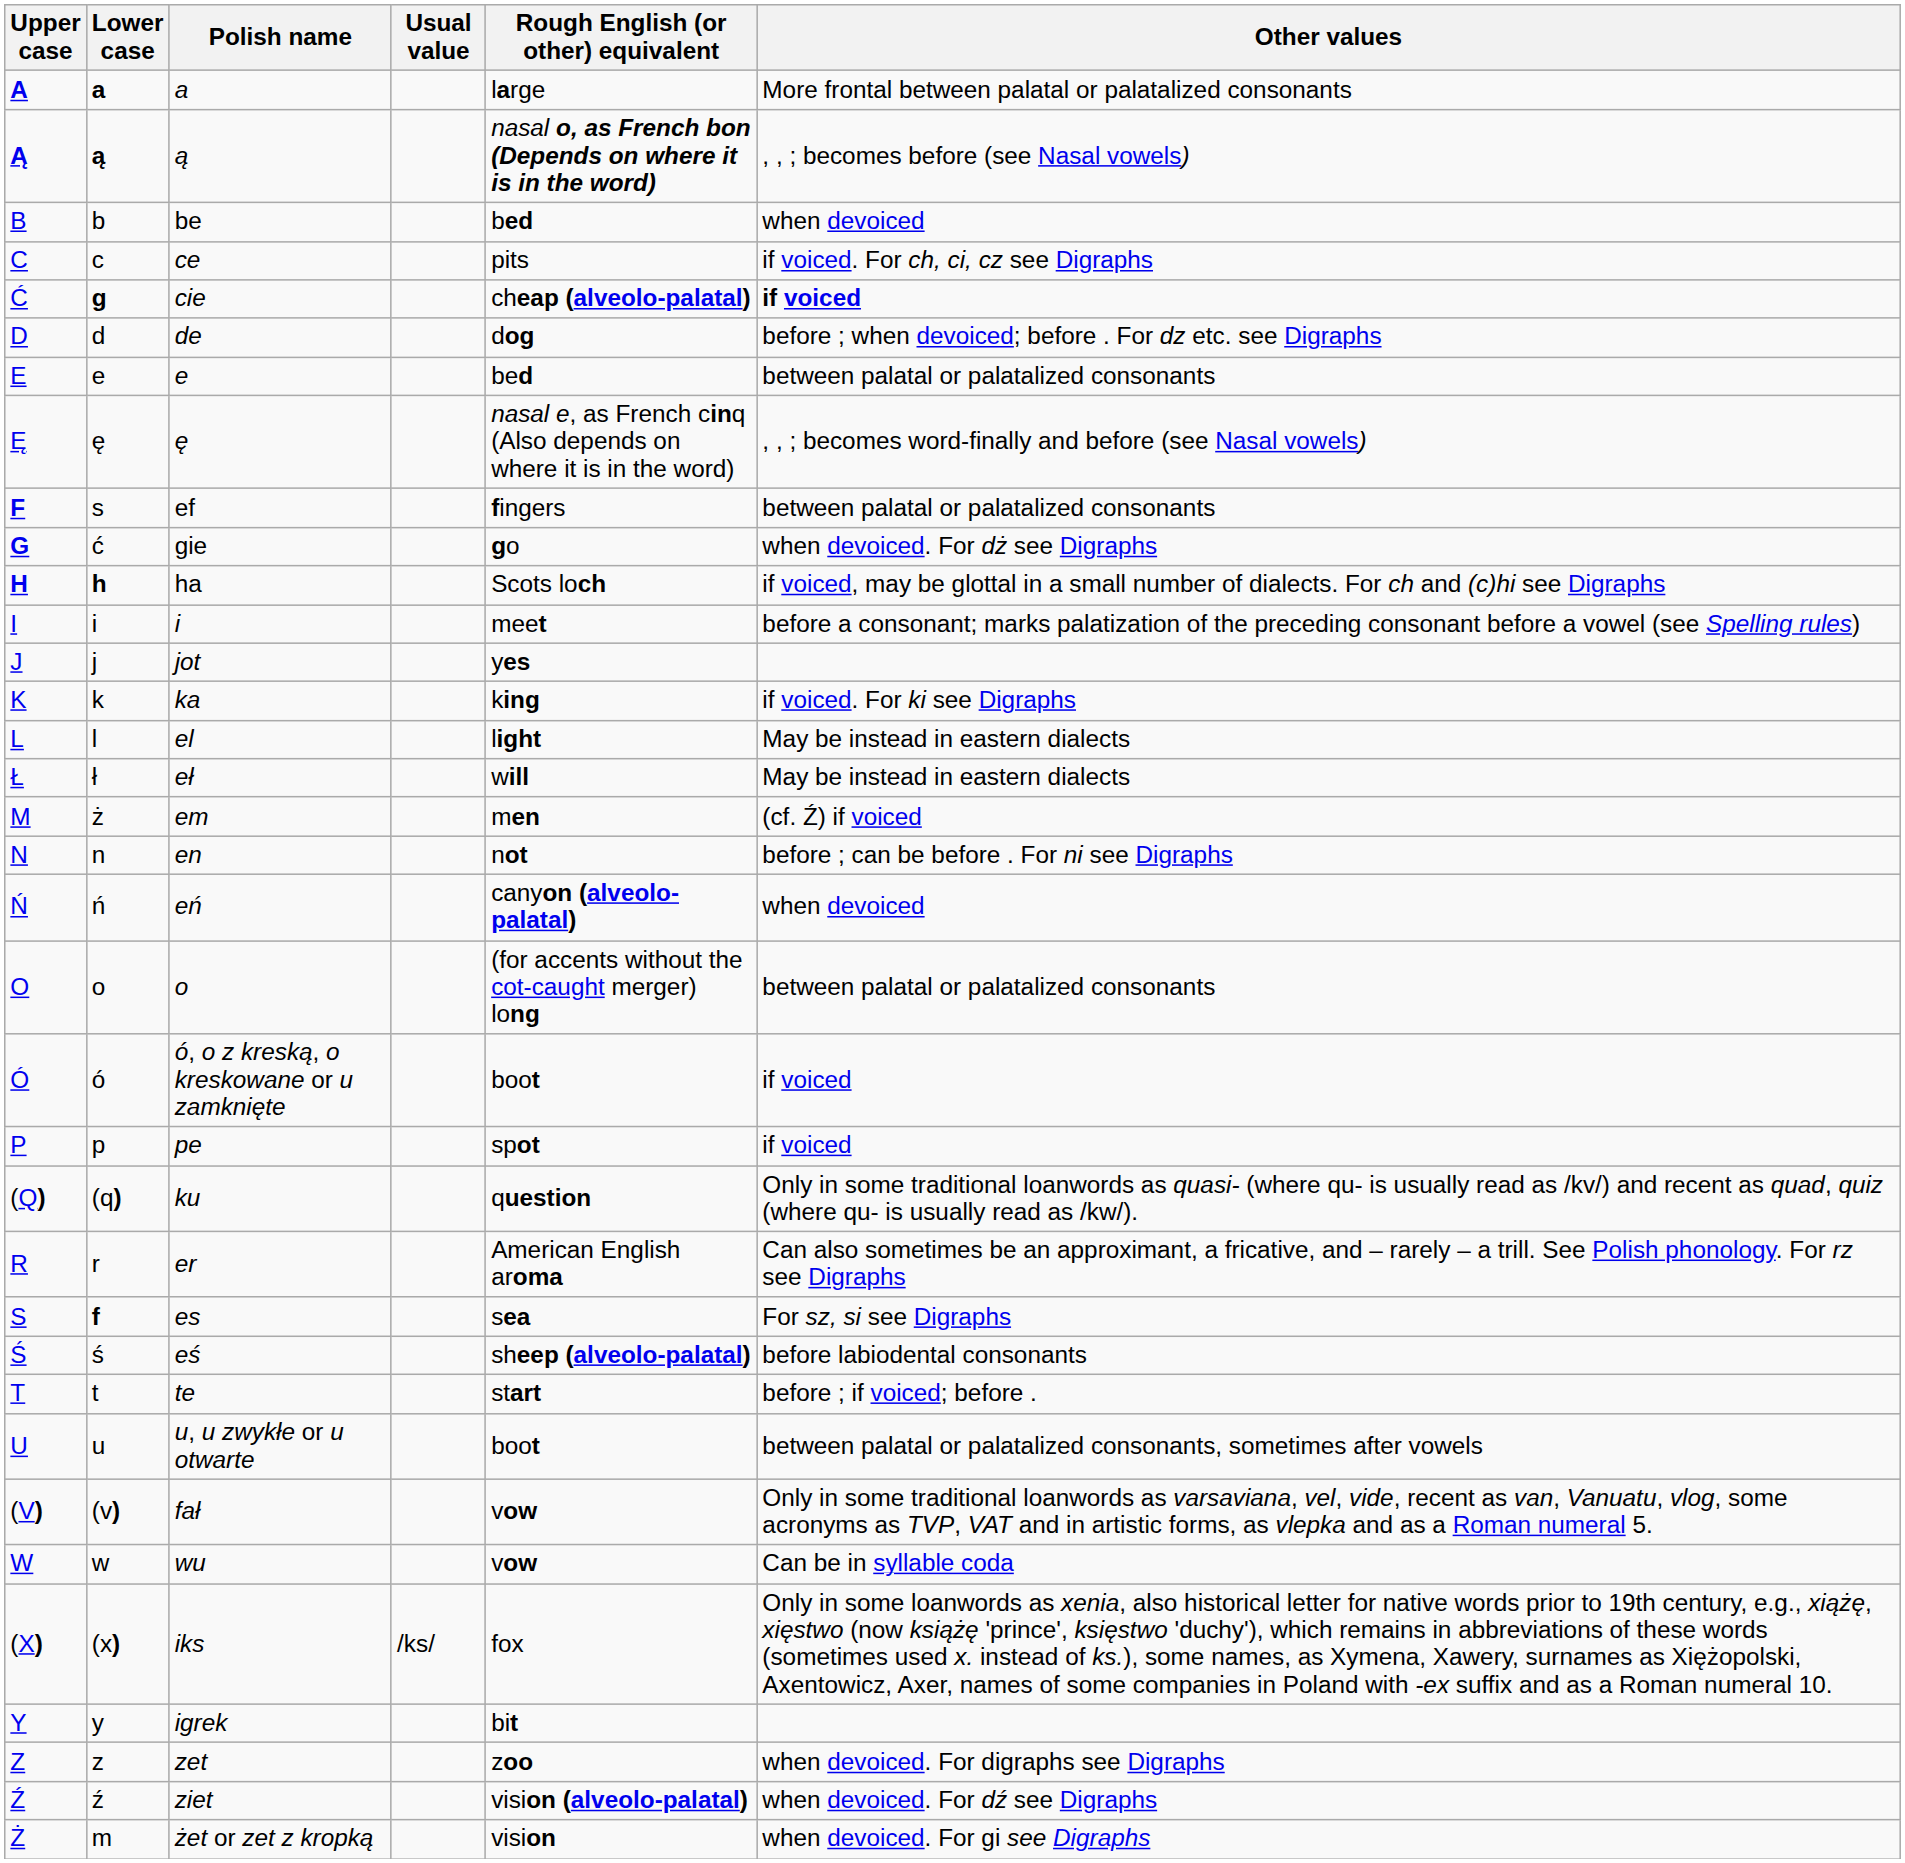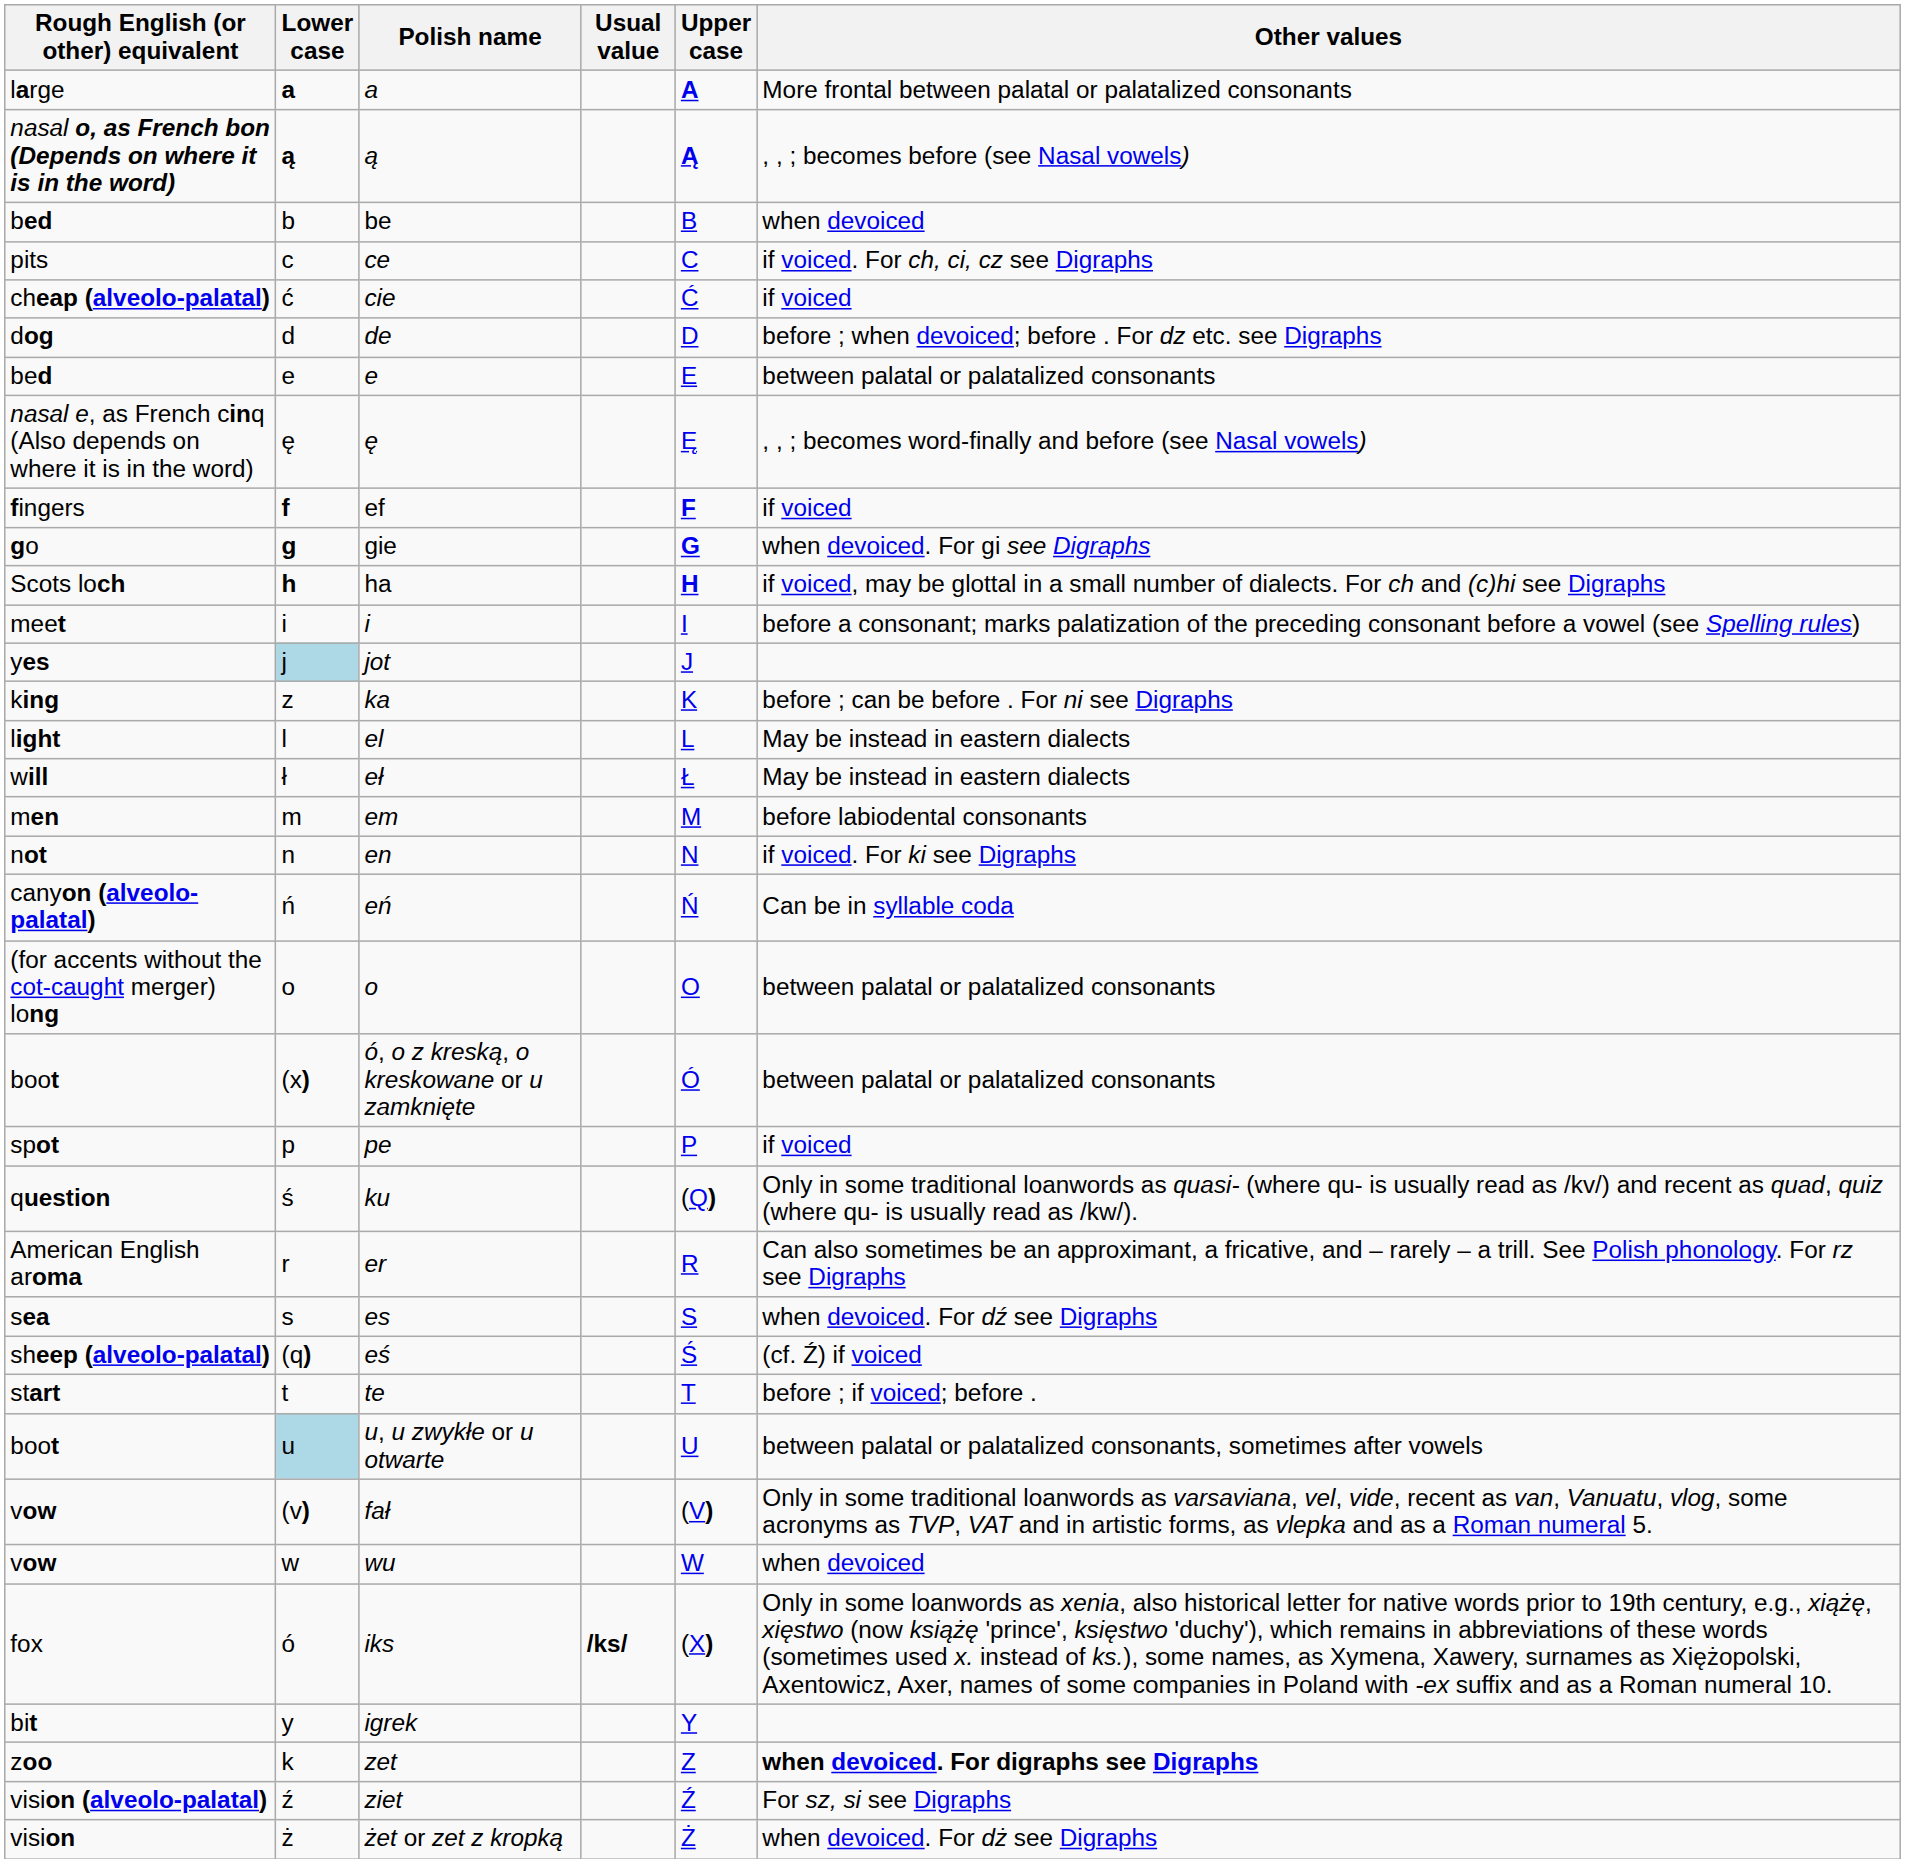columns swapped: (46, 37) <-> (621, 37)
(99, 298) g -> (288, 298) ć
(812, 298) bold -> (807, 298) normal
(98, 507) s -> (286, 507) f
(989, 507) between palatal or palatalized consonants -> (807, 507) if voiced
(98, 546) ć -> (289, 546) g
(960, 546) when devoiced. For dż see Digraphs -> (956, 546) when devoiced. For gi see Digraphs
(95, 661) no background -> (284, 661) lightblue background
(98, 700) k -> (288, 700) z
(919, 700) if voiced. For ki see Digraphs -> (998, 700) before ; can be before . For ni see Digraphs
(98, 816) ż -> (292, 816) m
(842, 816) (cf. Ź) if voiced -> (925, 816) before labiodental consonants
(998, 854) before ; can be before . For ni see Digraphs -> (919, 854) if voiced. For ki see Digraphs
(843, 907) when devoiced -> (888, 907) Can be in syllable coda
(99, 1079) ó -> (296, 1079) (x)
(807, 1079) if voiced -> (989, 1079) between palatal or palatalized consonants
(107, 1198) (q) -> (288, 1198) ś
(96, 1316) f -> (288, 1316) s
(887, 1316) For sz, si see Digraphs -> (960, 1316) when devoiced. For dź see Digraphs
(98, 1354) ś -> (296, 1354) (q)
(925, 1354) before labiodental consonants -> (842, 1354) (cf. Ź) if voiced
(99, 1445) no background -> (288, 1445) lightblue background
(888, 1563) Can be in syllable coda -> (843, 1563) when devoiced
(106, 1643) (x) -> (288, 1643) ó
(416, 1643) normal -> (607, 1643) bold
(98, 1761) z -> (288, 1761) k
(994, 1761) normal -> (1010, 1761) bold
(960, 1800) when devoiced. For dź see Digraphs -> (887, 1800) For sz, si see Digraphs
(102, 1838) m -> (288, 1838) ż
(956, 1838) when devoiced. For gi see Digraphs -> (960, 1838) when devoiced. For dż see Digraphs
